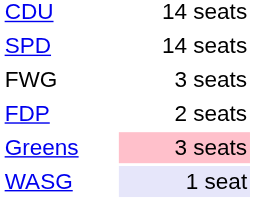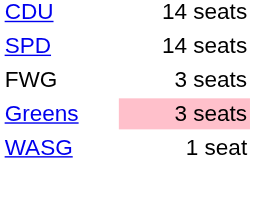- row: (27, 113)
(216, 181) lavender background -> (216, 147) no background
